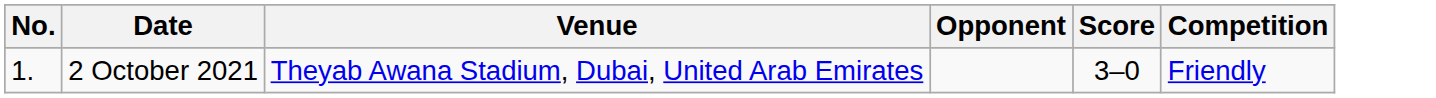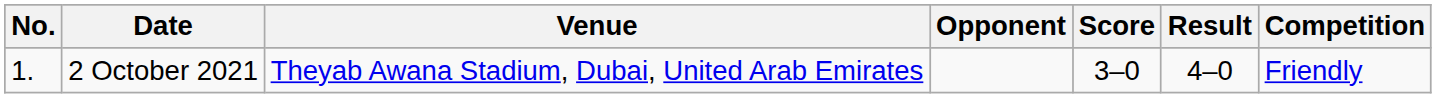+ column: (1210, 26)
